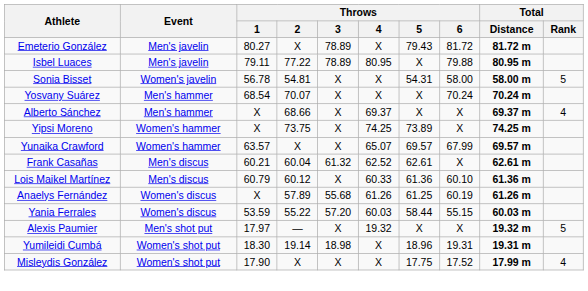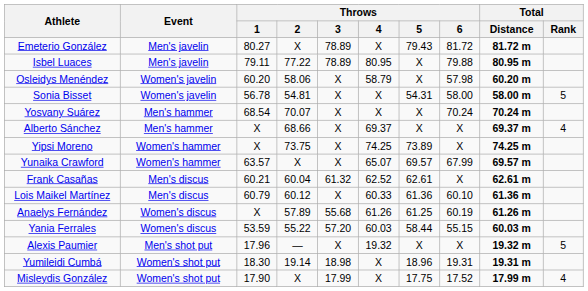+ row: (62, 79)
(257, 229) 17.97 -> (257, 245) 17.96
(338, 262) X -> (338, 278) 17.99
